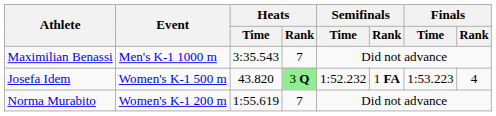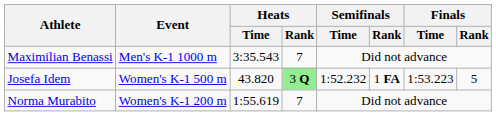(474, 79) 4 -> (474, 79) 5
